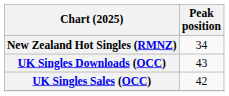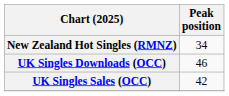(201, 63) 43 -> (201, 63) 46
